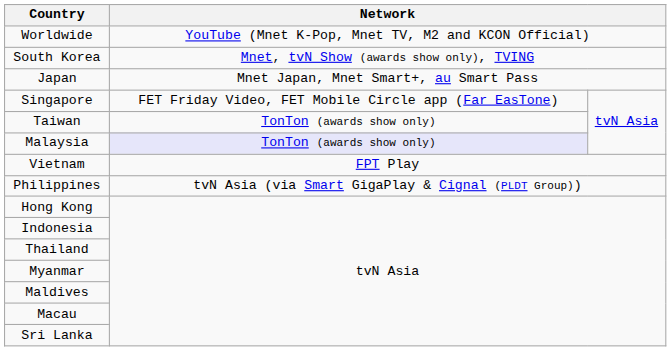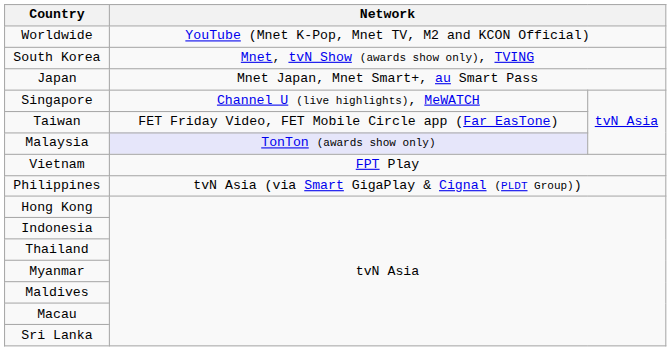(348, 101) FET Friday Video, FET Mobile Circle app (Far EasTone) -> (348, 101) Channel U (live highlights), MeWATCH
(348, 122) TonTon (awards show only) -> (348, 122) FET Friday Video, FET Mobile Circle app (Far EasTone)
